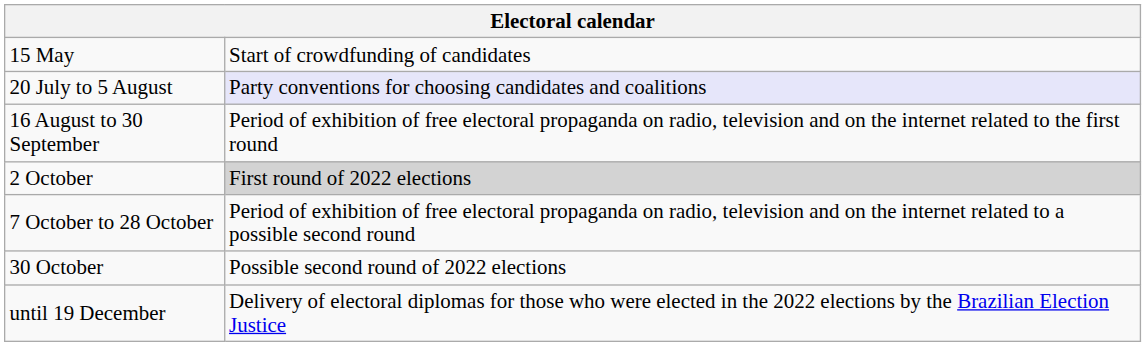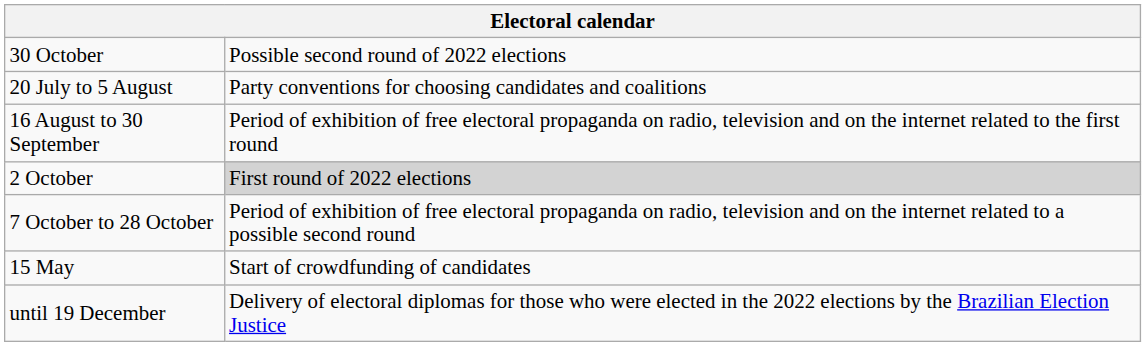rows swapped: (42, 54) <-> (56, 267)
(468, 87) lavender background -> (468, 87) no background
